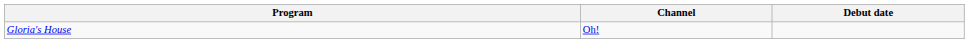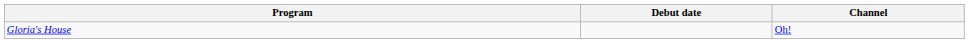columns swapped: (676, 12) <-> (868, 12)
